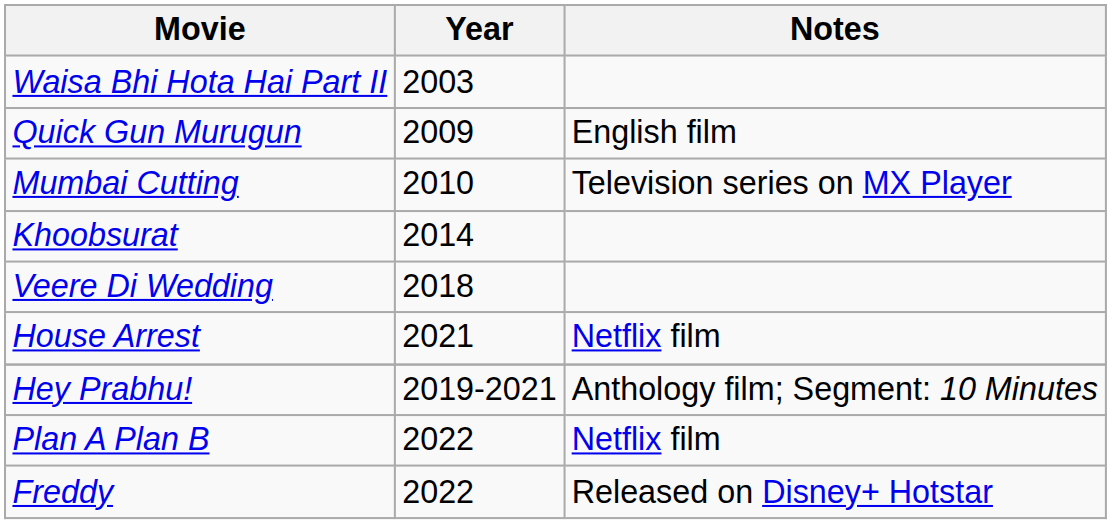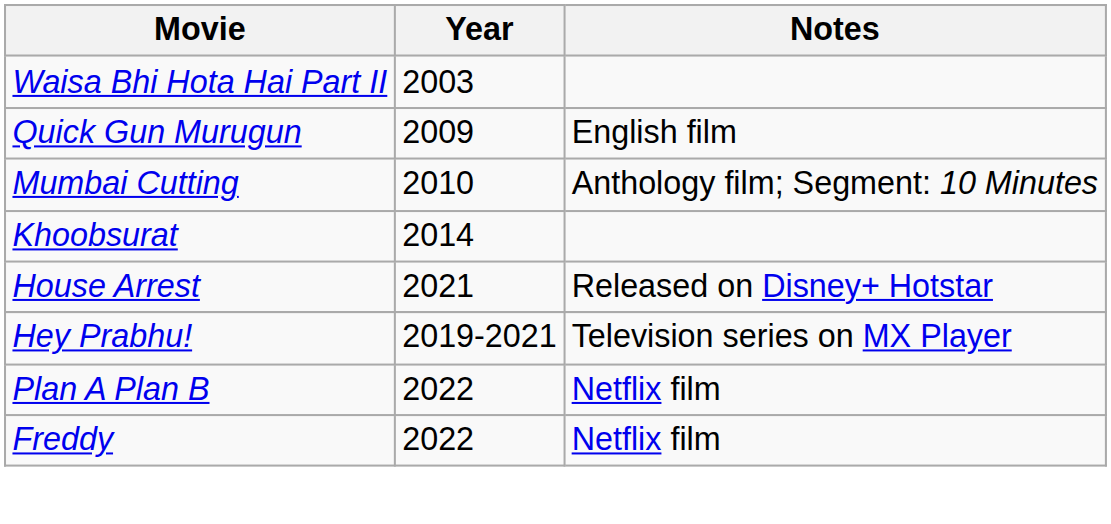(792, 183) Television series on MX Player -> (835, 183) Anthology film; Segment: 10 Minutes
- row: (143, 286)
(646, 337) Netflix film -> (782, 286) Released on Disney+ Hotstar
(835, 388) Anthology film; Segment: 10 Minutes -> (792, 337) Television series on MX Player
(782, 491) Released on Disney+ Hotstar -> (646, 440) Netflix film
